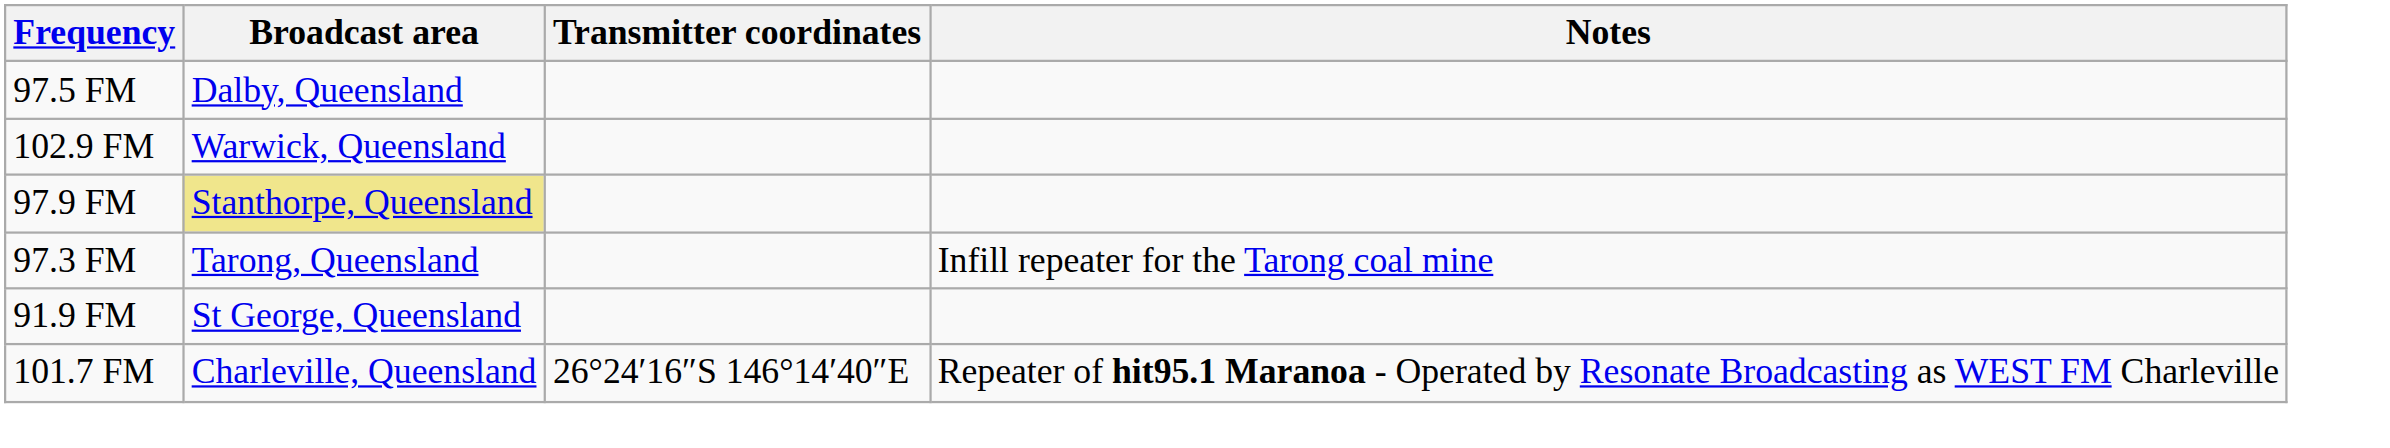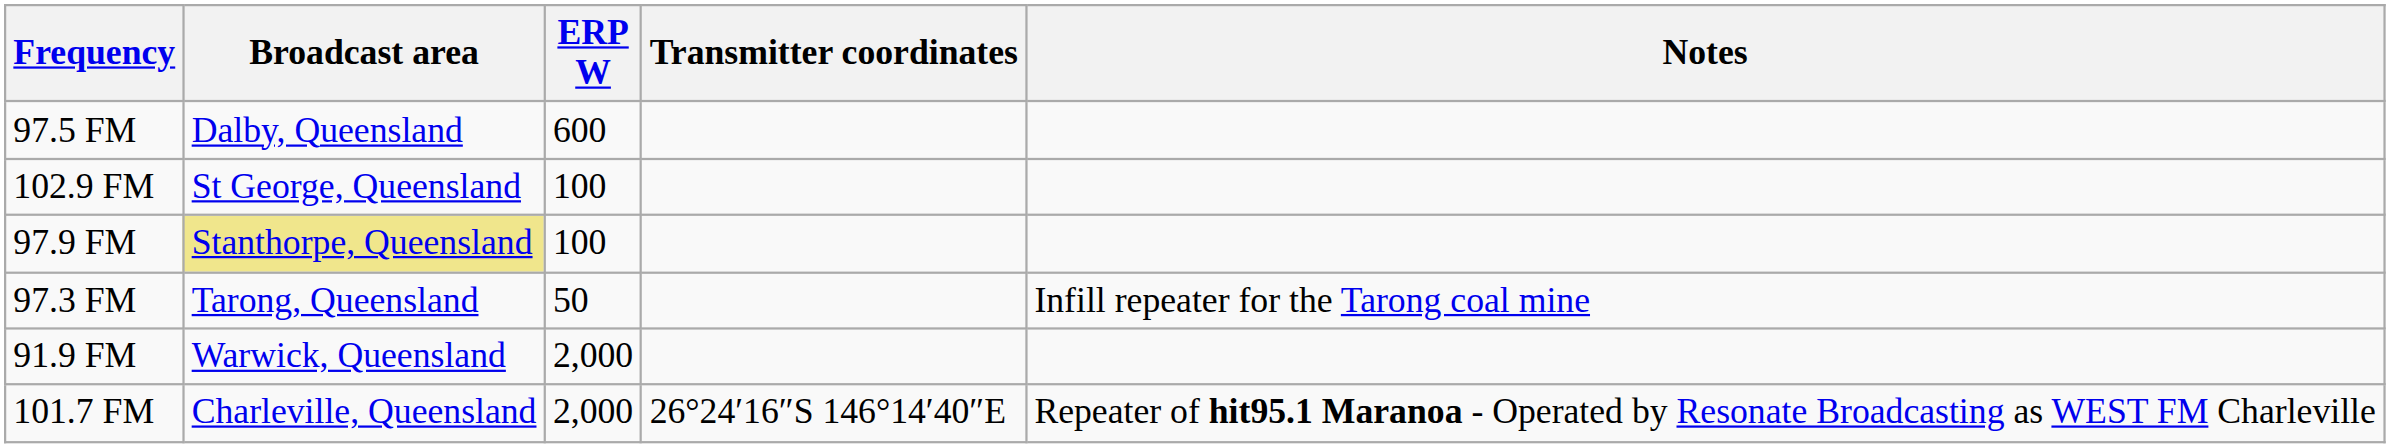+ column: (593, 52)
(349, 145) Warwick, Queensland -> (356, 186) St George, Queensland
(356, 315) St George, Queensland -> (349, 355) Warwick, Queensland
